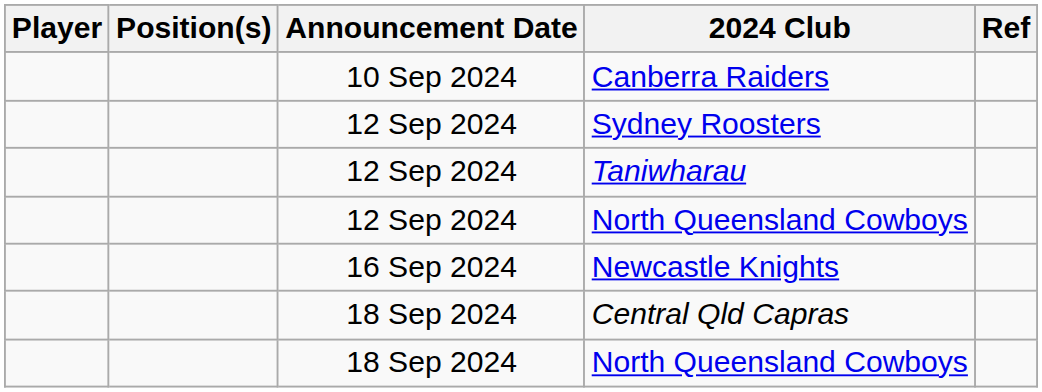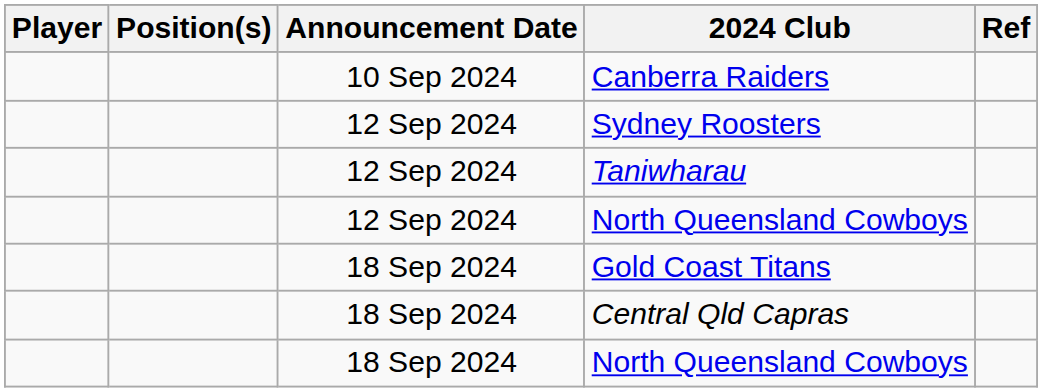- row: (432, 266)
+ row: (432, 266)
